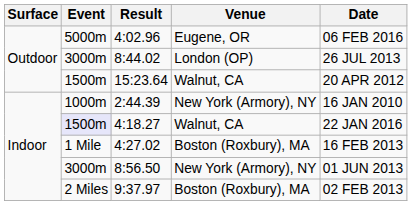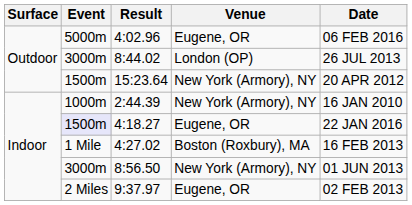(209, 80) Walnut, CA -> (245, 80) New York (Armory), NY
(209, 124) Walnut, CA -> (212, 124) Eugene, OR
(242, 189) Boston (Roxbury), MA -> (212, 189) Eugene, OR
